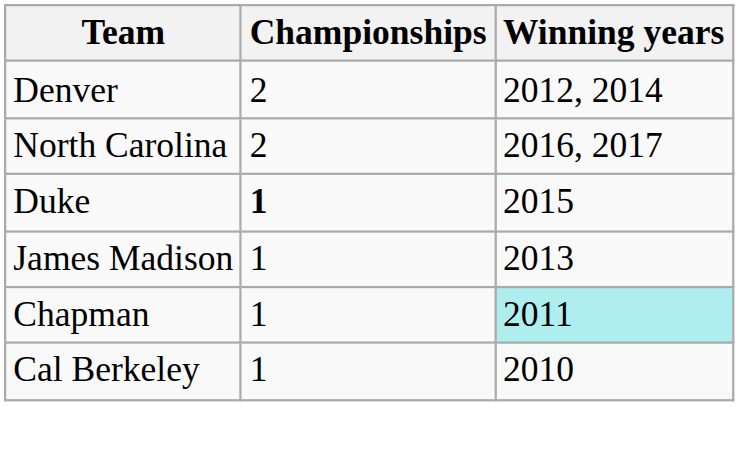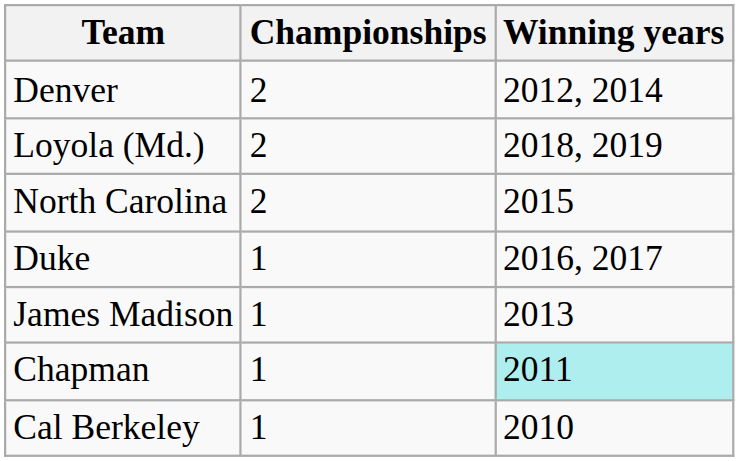+ row: (109, 145)
(583, 145) 2016, 2017 -> (538, 201) 2015
(259, 201) bold -> (259, 257) normal
(538, 201) 2015 -> (583, 257) 2016, 2017
